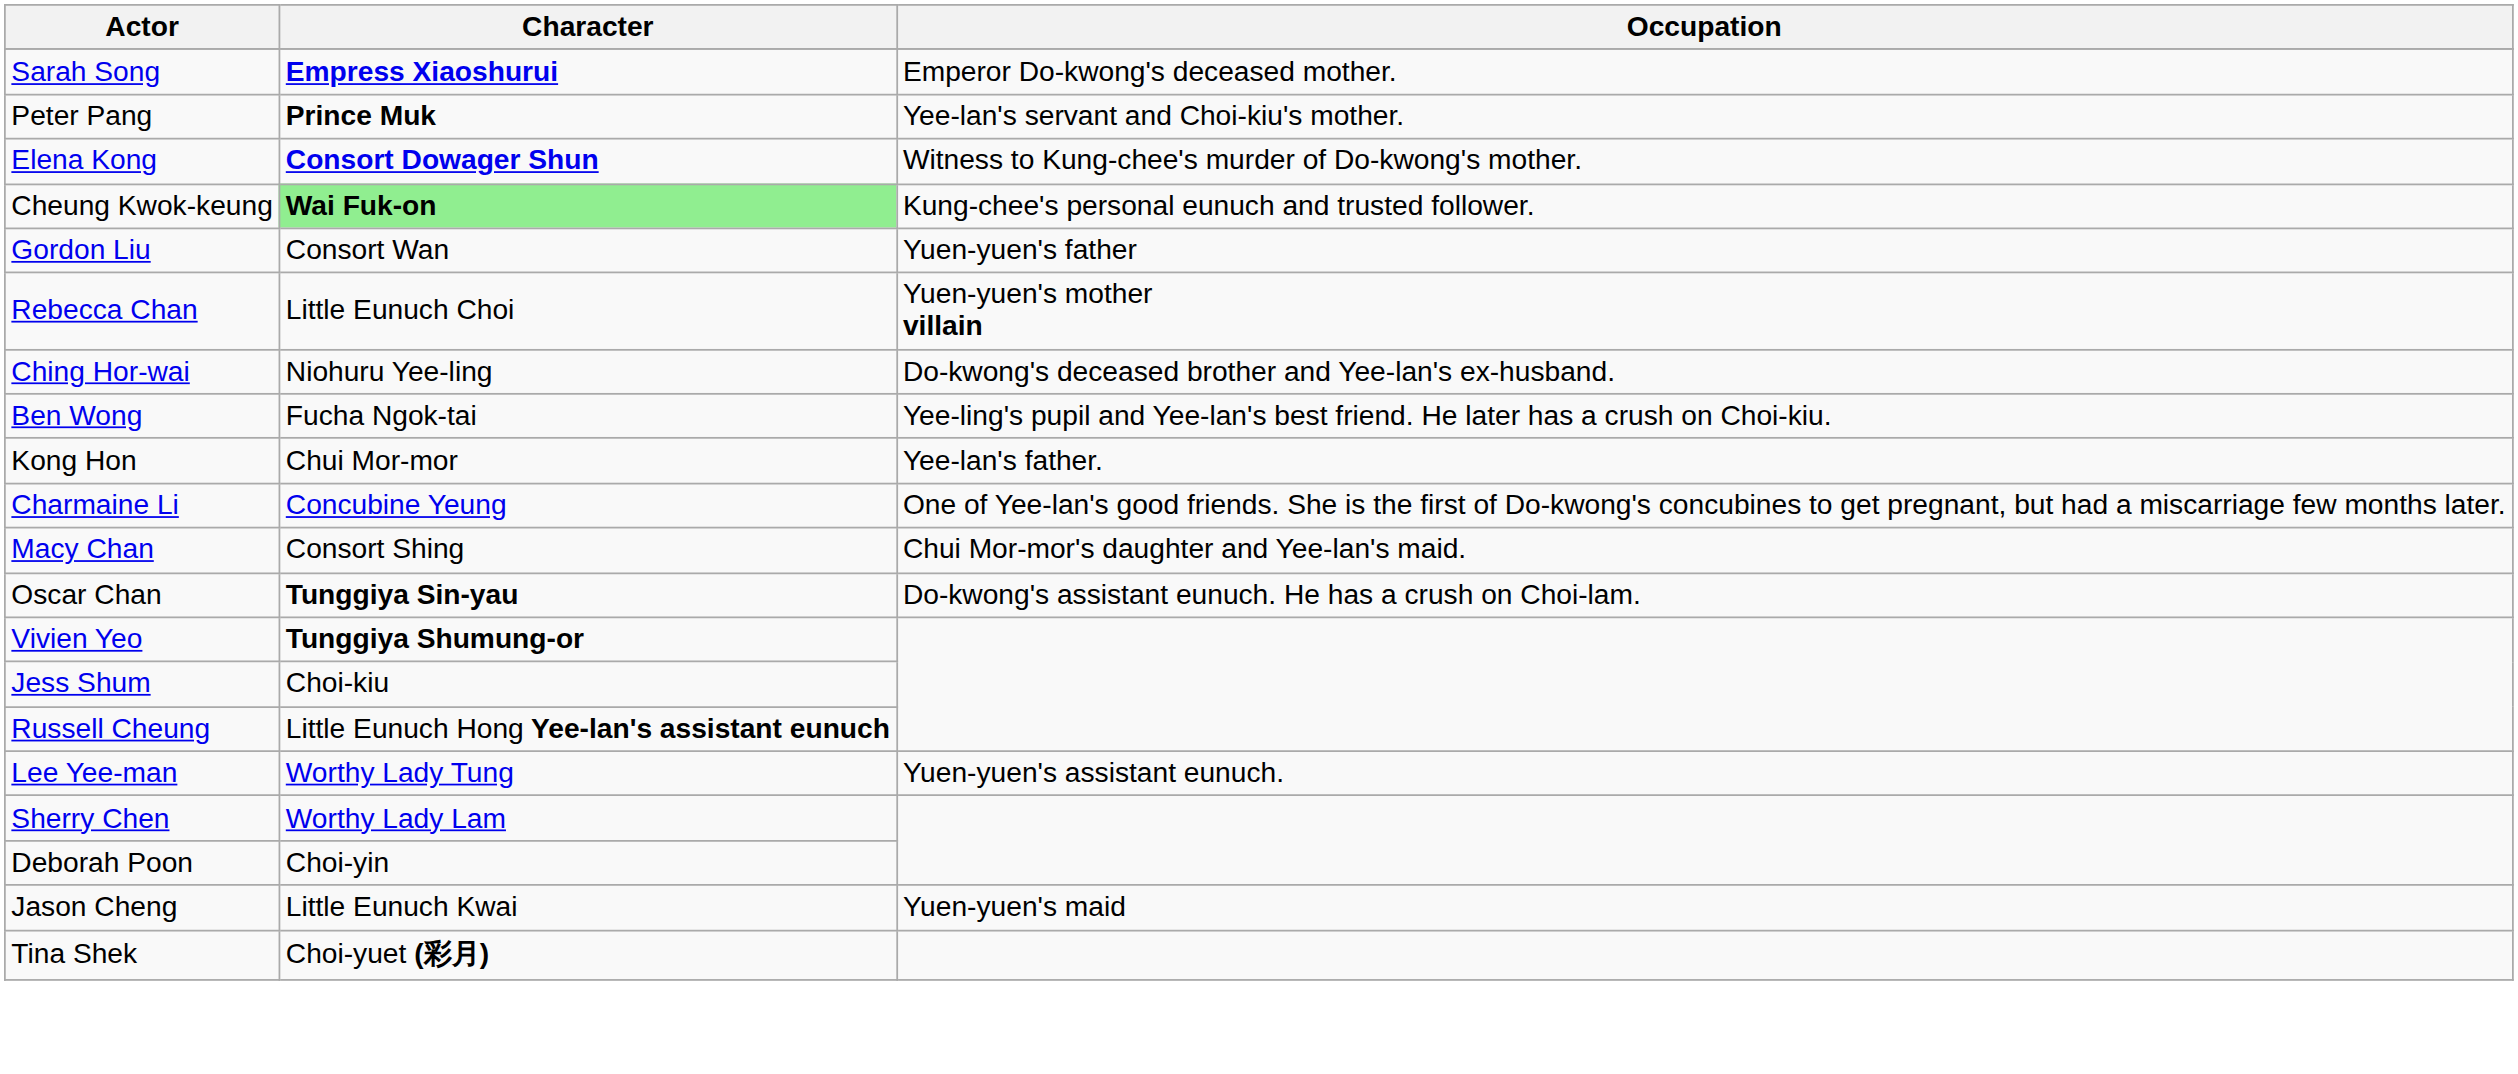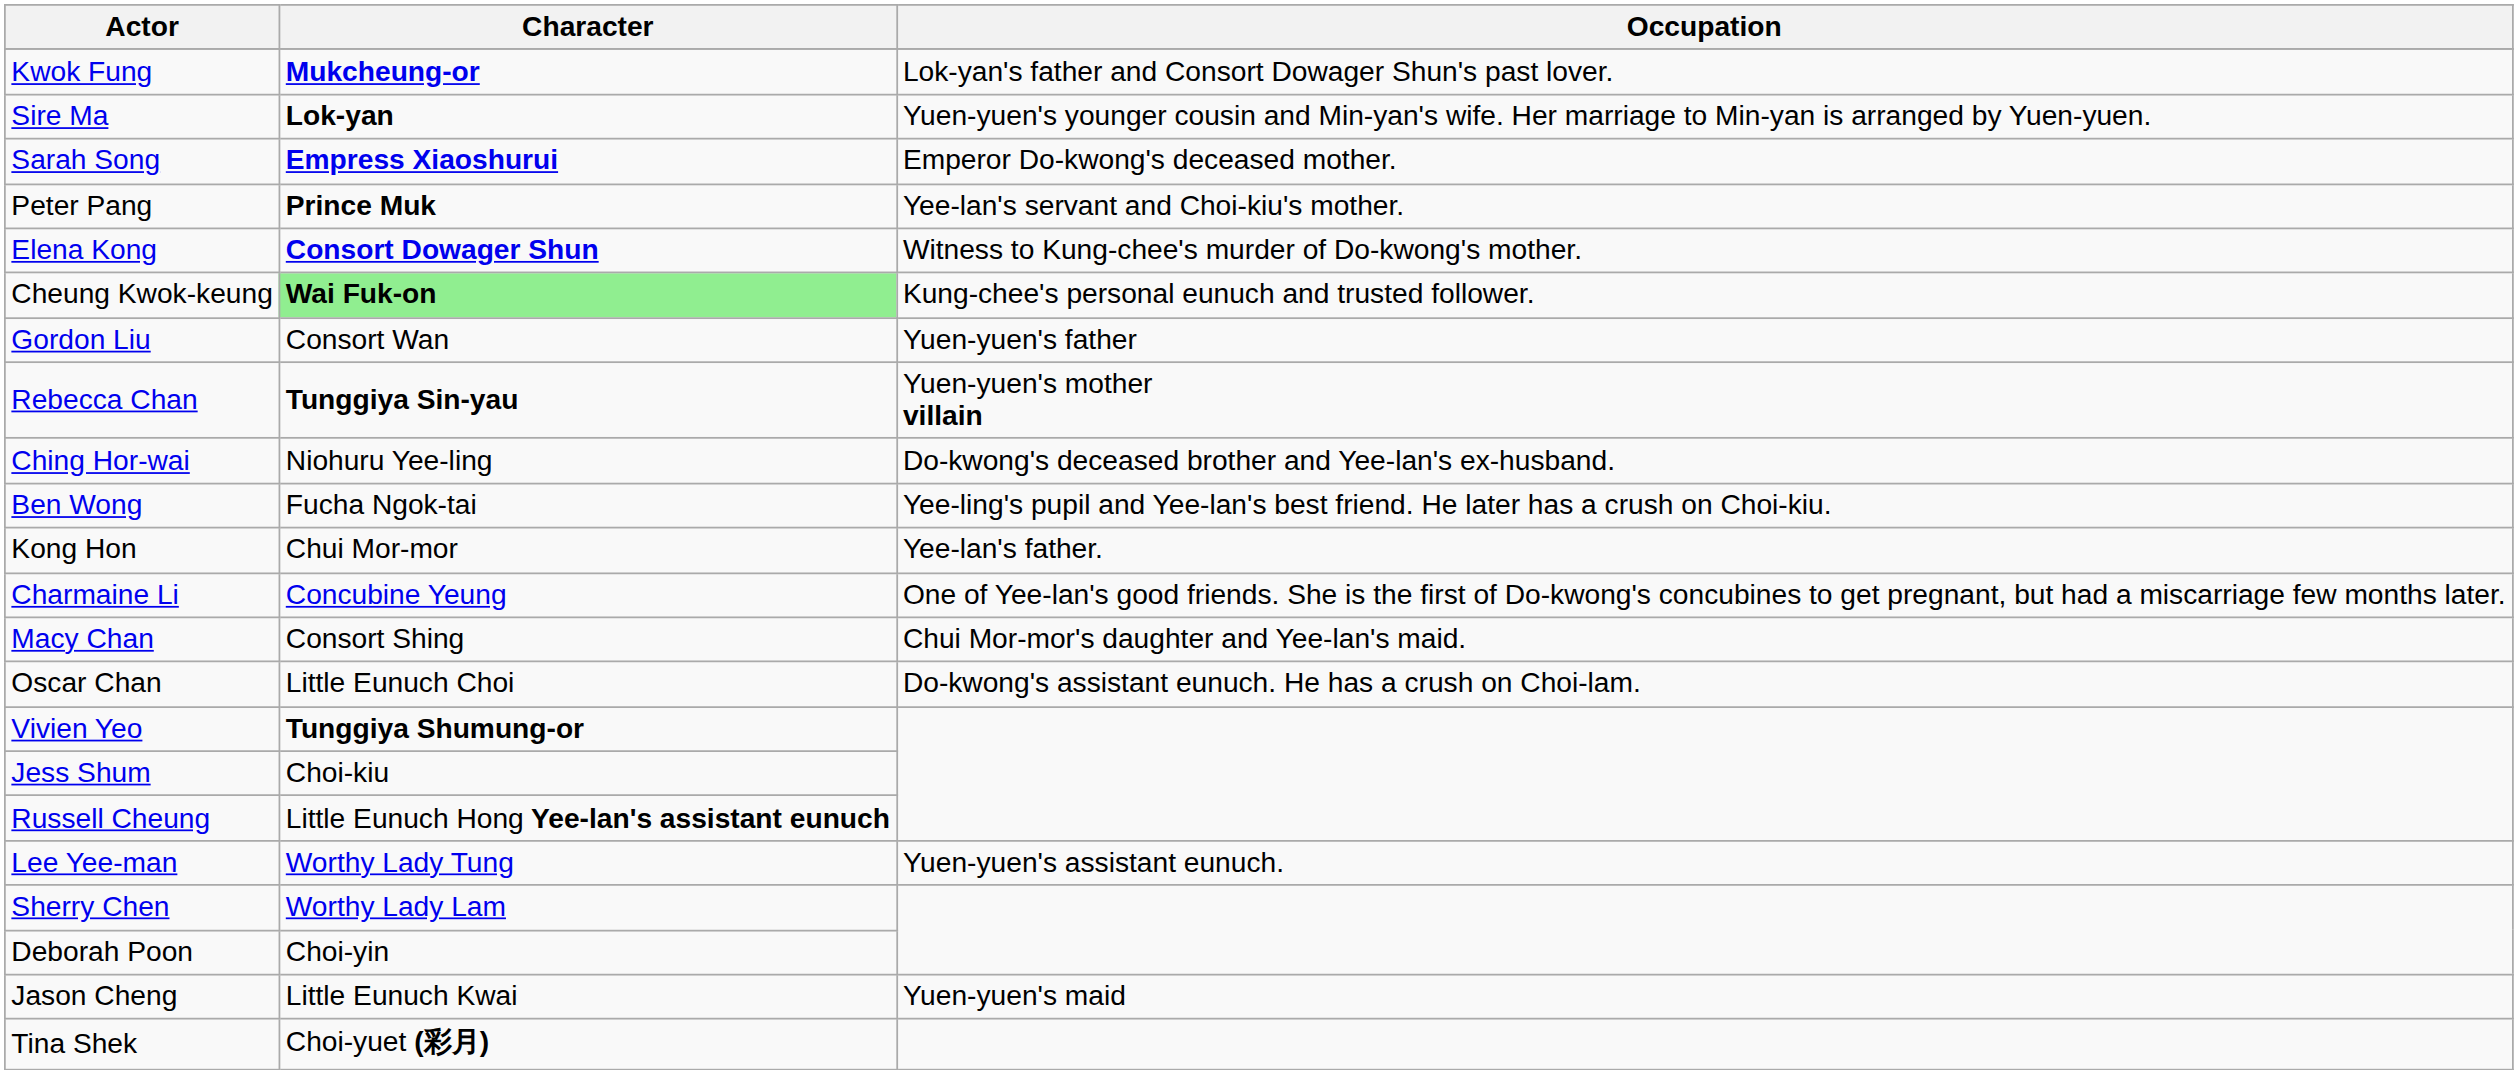+ row: (82, 71)
+ row: (60, 116)
(400, 310) Little Eunuch Choi -> (402, 399) Tunggiya Sin-yau
(402, 594) Tunggiya Sin-yau -> (400, 683) Little Eunuch Choi
